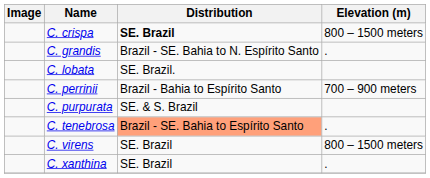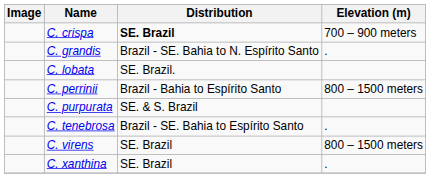(374, 32) 800 – 1500 meters -> (370, 32) 700 – 900 meters
(370, 88) 700 – 900 meters -> (374, 88) 800 – 1500 meters
(212, 126) lightsalmon background -> (212, 126) no background
